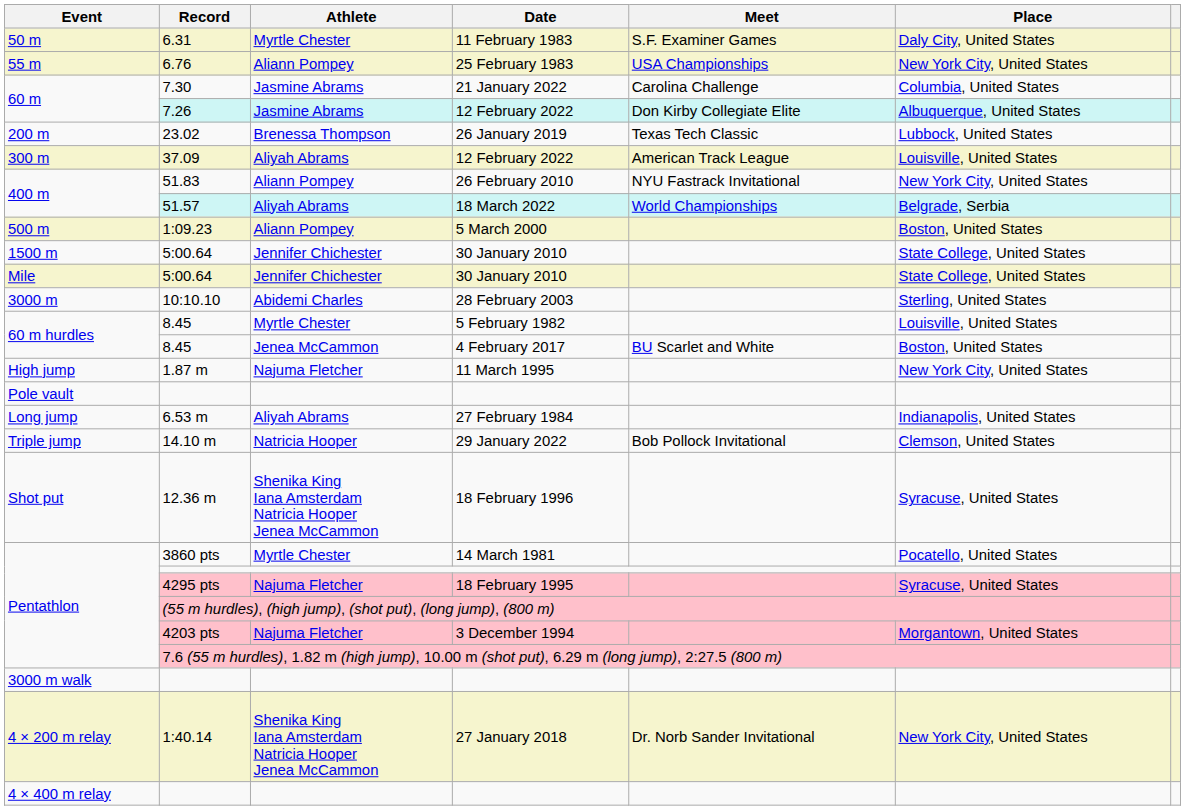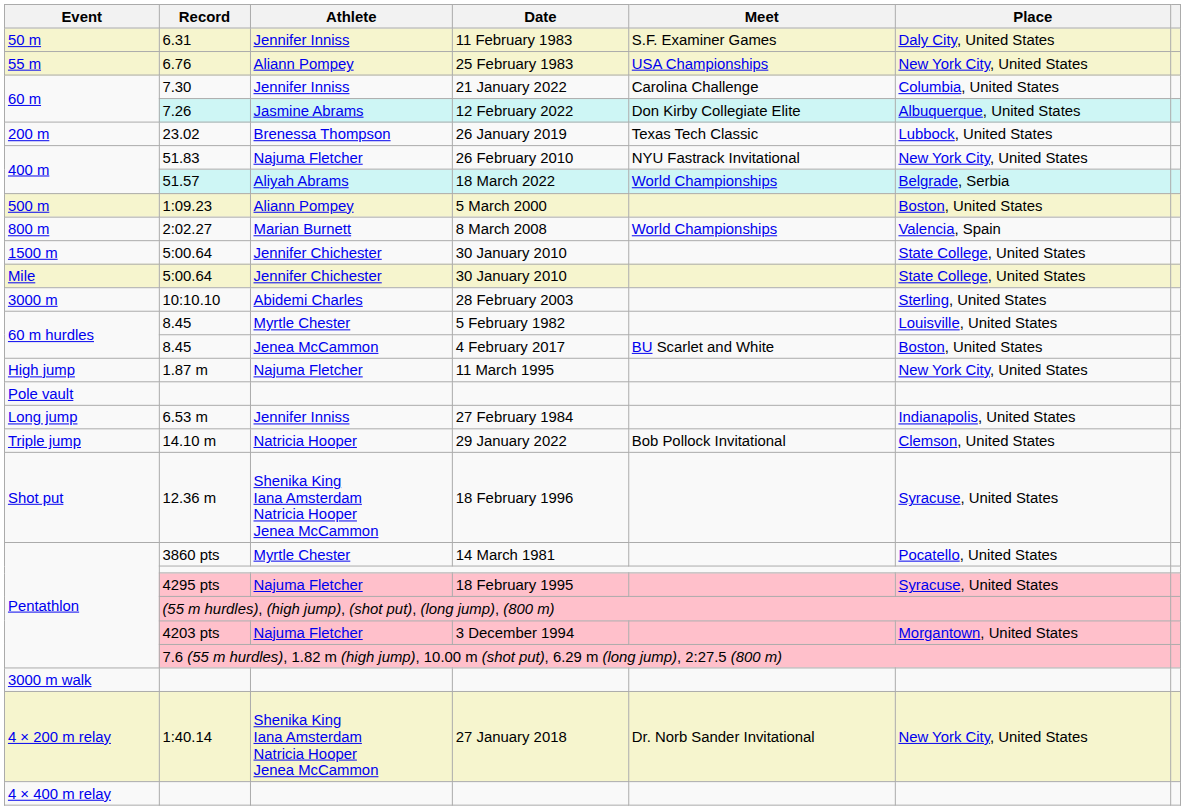(302, 40) Myrtle Chester -> (302, 40) Jennifer Inniss
(309, 87) Jasmine Abrams -> (302, 87) Jennifer Inniss
- row: (29, 158)
(304, 182) Aliann Pompey -> (308, 158) Najuma Fletcher
+ row: (29, 229)
(301, 417) Aliyah Abrams -> (302, 417) Jennifer Inniss
